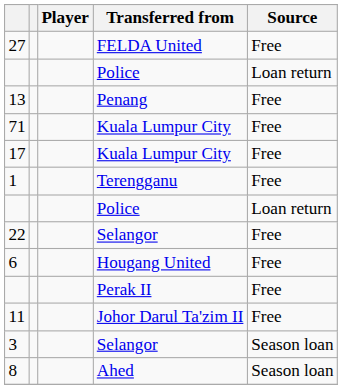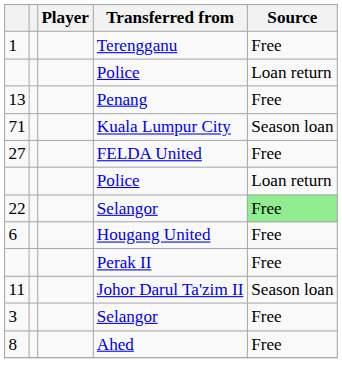rows swapped: (13, 180) <-> (17, 45)
(266, 126) Free -> (292, 126) Season loan
- row: (17, 153)
(266, 235) no background -> (266, 208) lightgreen background
(266, 316) Free -> (292, 289) Season loan
(292, 343) Season loan -> (266, 316) Free
(292, 371) Season loan -> (266, 343) Free
